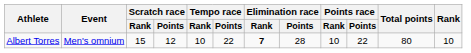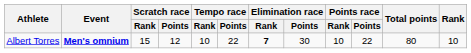(94, 41) normal -> (96, 41) bold
(300, 41) 28 -> (305, 41) 30
